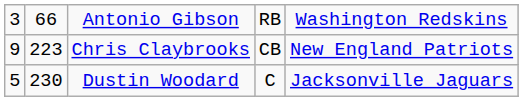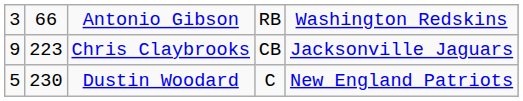(402, 50) New England Patriots -> (402, 50) Jacksonville Jaguars
(402, 80) Jacksonville Jaguars -> (402, 80) New England Patriots
